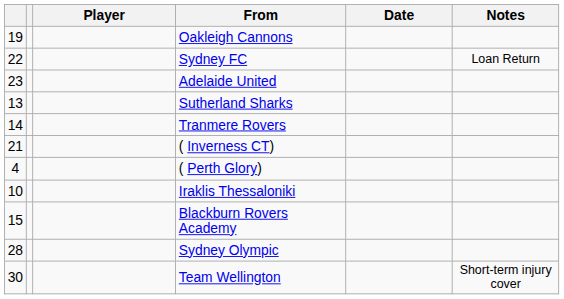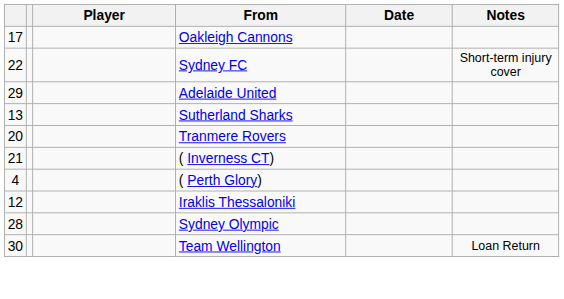(15, 37) 19 -> (15, 37) 17
(506, 59) Loan Return -> (506, 65) Short-term injury cover
(15, 81) 23 -> (15, 93) 29
(15, 125) 14 -> (15, 136) 20
(15, 191) 10 -> (15, 202) 12
- row: (233, 220)
(506, 278) Short-term injury cover -> (506, 246) Loan Return
